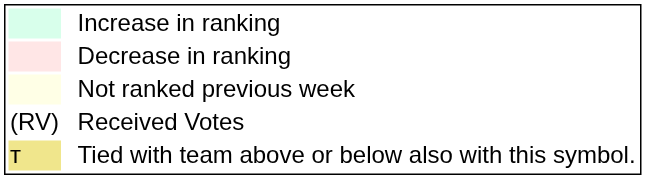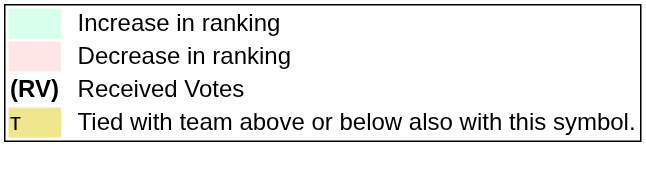- row: (216, 89)
(34, 122) normal -> (34, 89) bold
